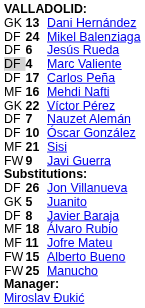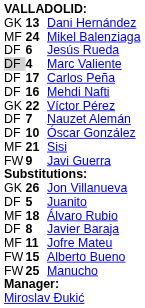(12, 36) DF -> (13, 36) MF
(13, 91) MF -> (12, 91) DF
(12, 188) DF -> (13, 188) GK
(13, 202) GK -> (12, 202) DF
rows swapped: (83, 215) <-> (82, 229)
